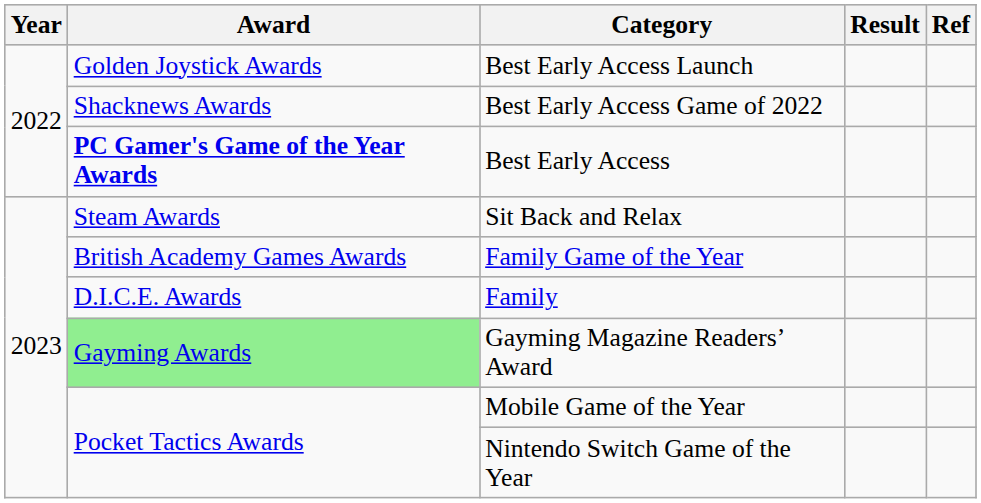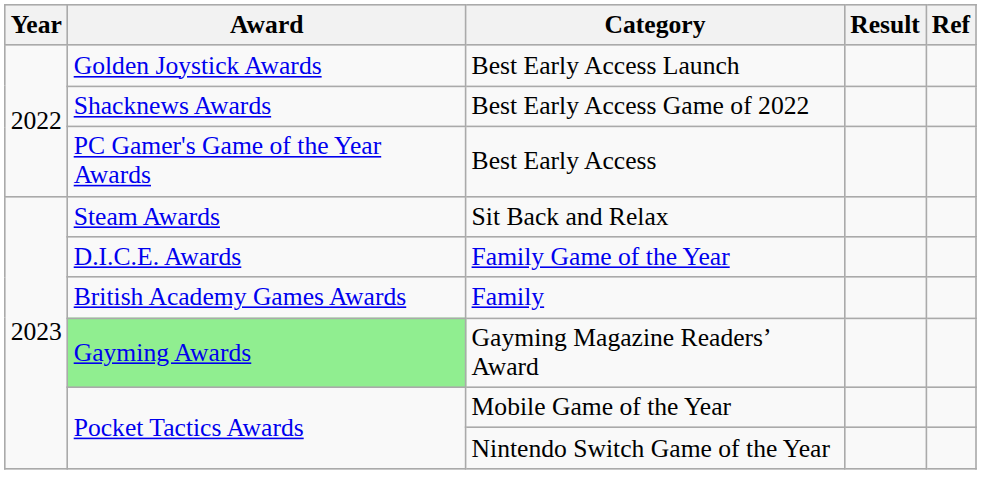(239, 160) bold -> (227, 160) normal
(240, 256) British Academy Games Awards -> (158, 256) D.I.C.E. Awards
(158, 297) D.I.C.E. Awards -> (240, 297) British Academy Games Awards
